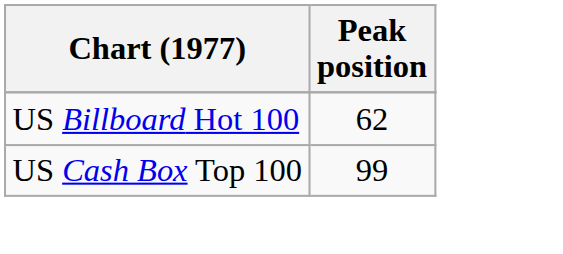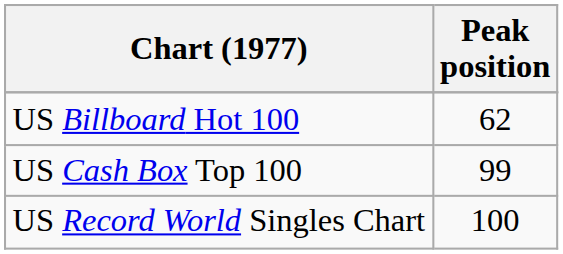+ row: (219, 221)
